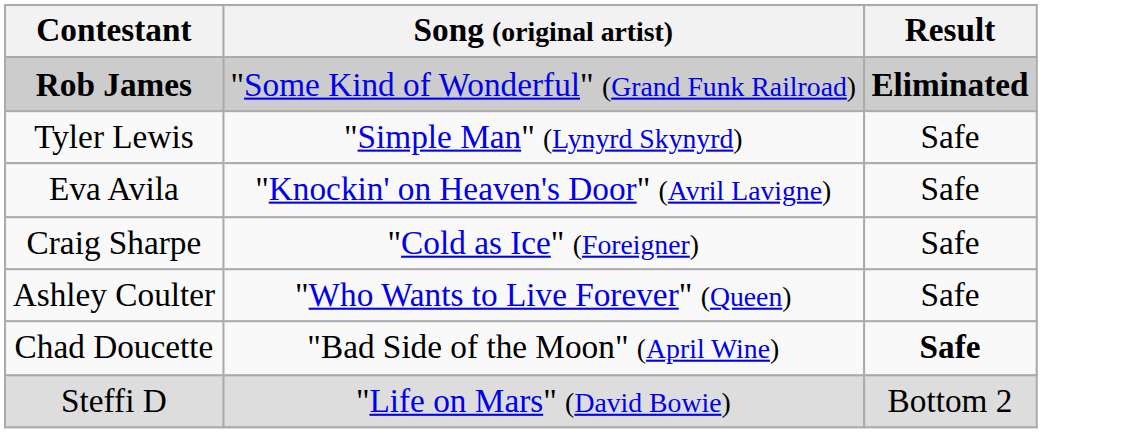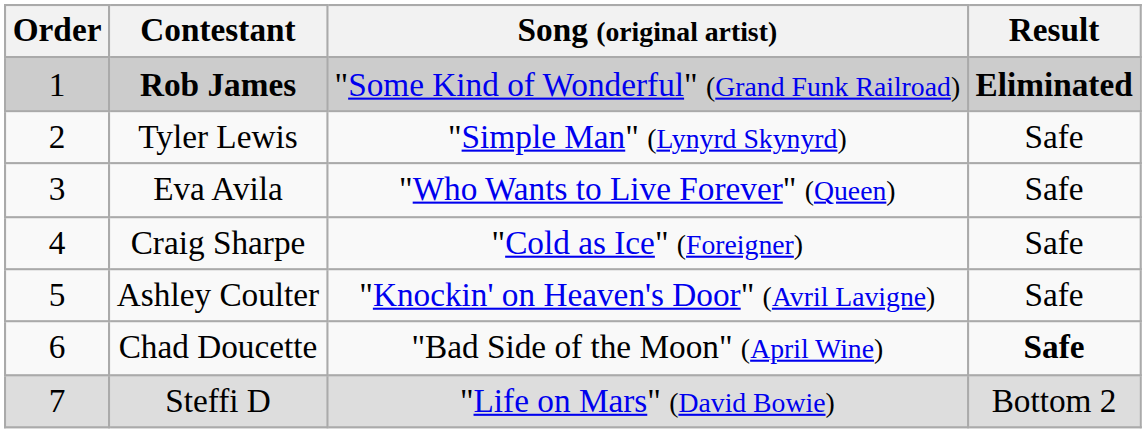+ column: (57, 30)
(543, 189) "Knockin' on Heaven's Door" (Avril Lavigne) -> (647, 189) "Who Wants to Live Forever" (Queen)
(543, 294) "Who Wants to Live Forever" (Queen) -> (647, 294) "Knockin' on Heaven's Door" (Avril Lavigne)
